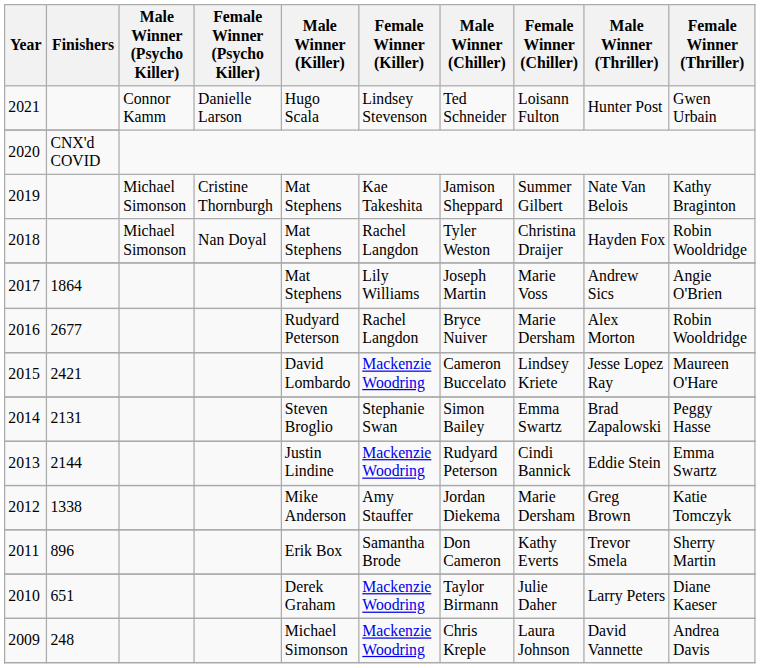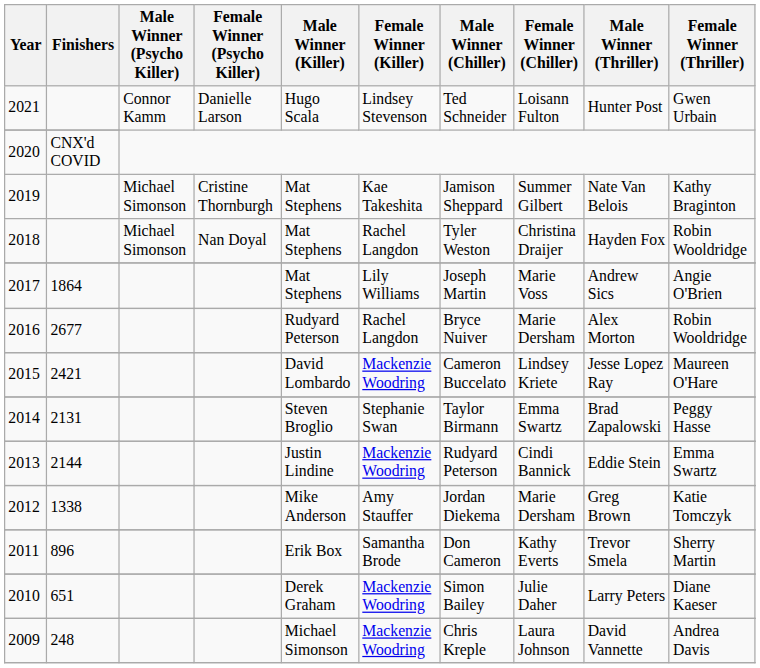(464, 418) Simon Bailey -> (471, 418) Taylor Birmann
(471, 596) Taylor Birmann -> (464, 596) Simon Bailey
